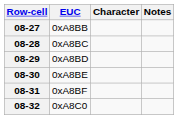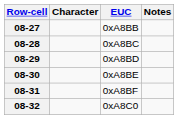columns swapped: (70, 12) <-> (116, 12)
